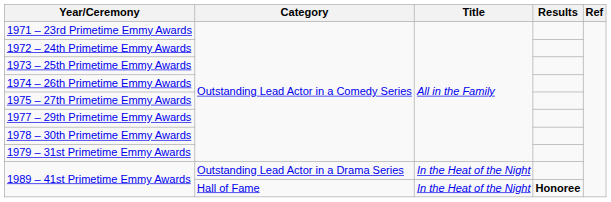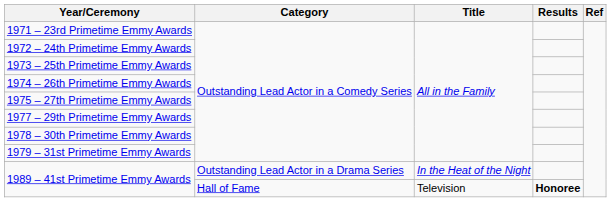(474, 188) In the Heat of the Night -> (441, 188) Television
